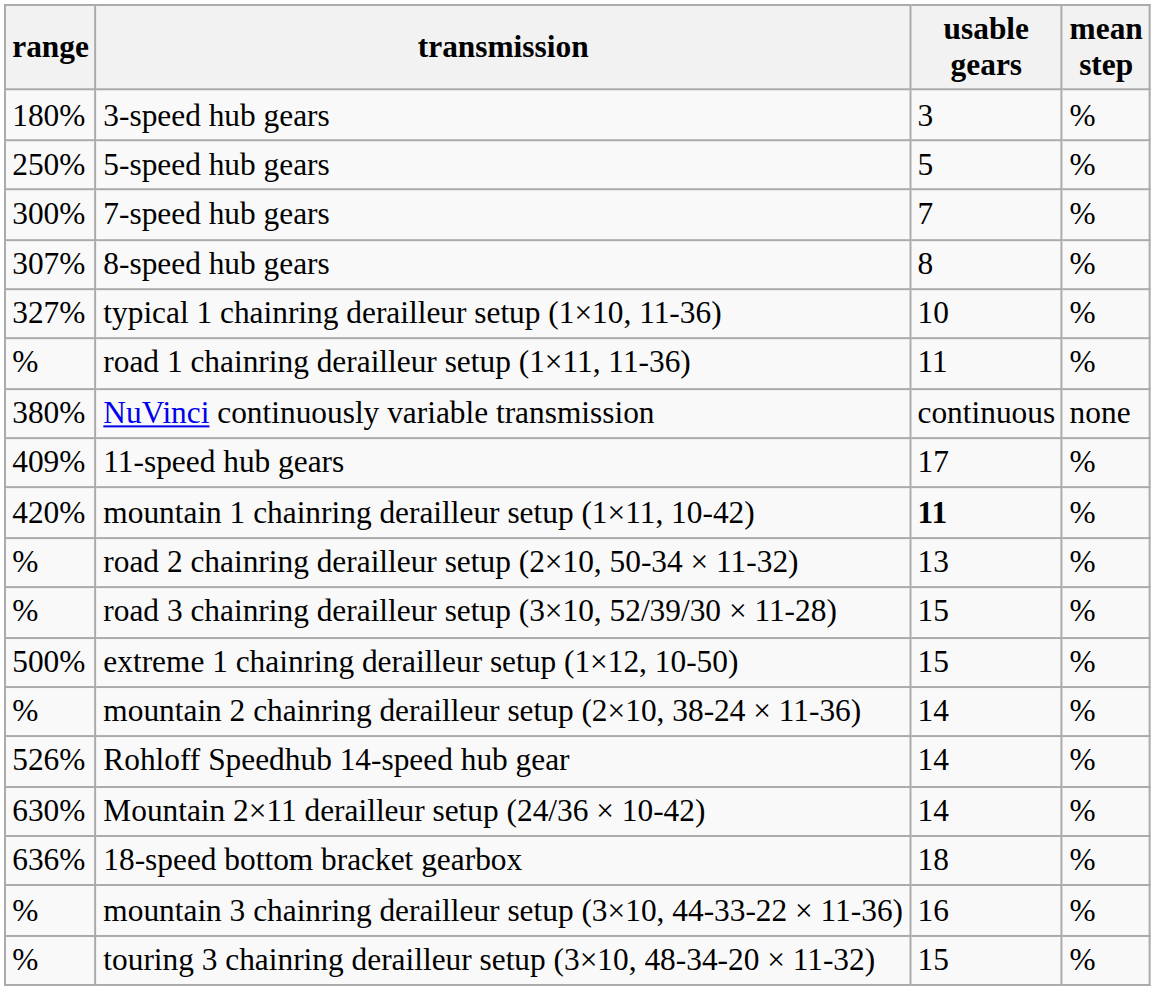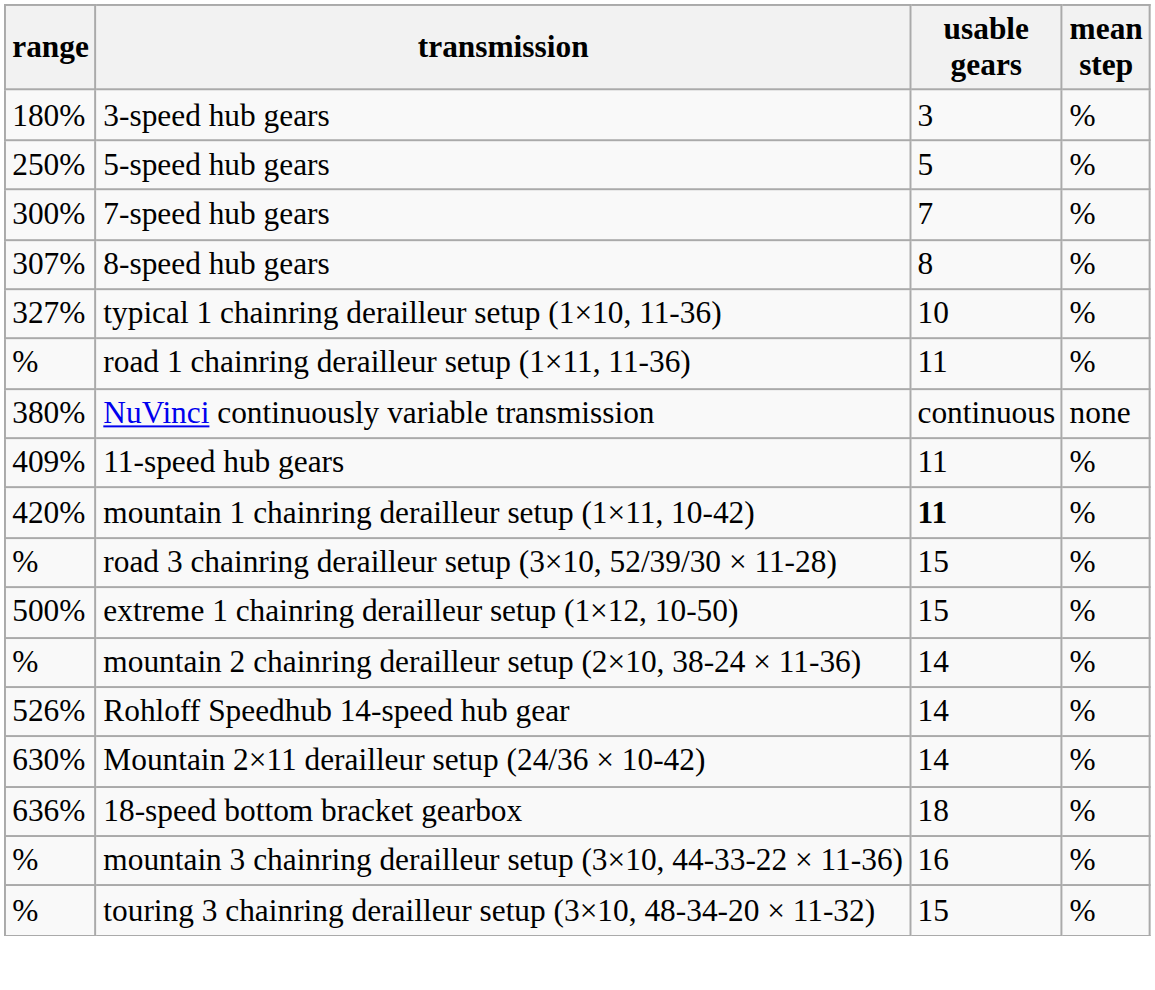(933, 462) 17 -> (933, 462) 11
- row: (451, 561)
